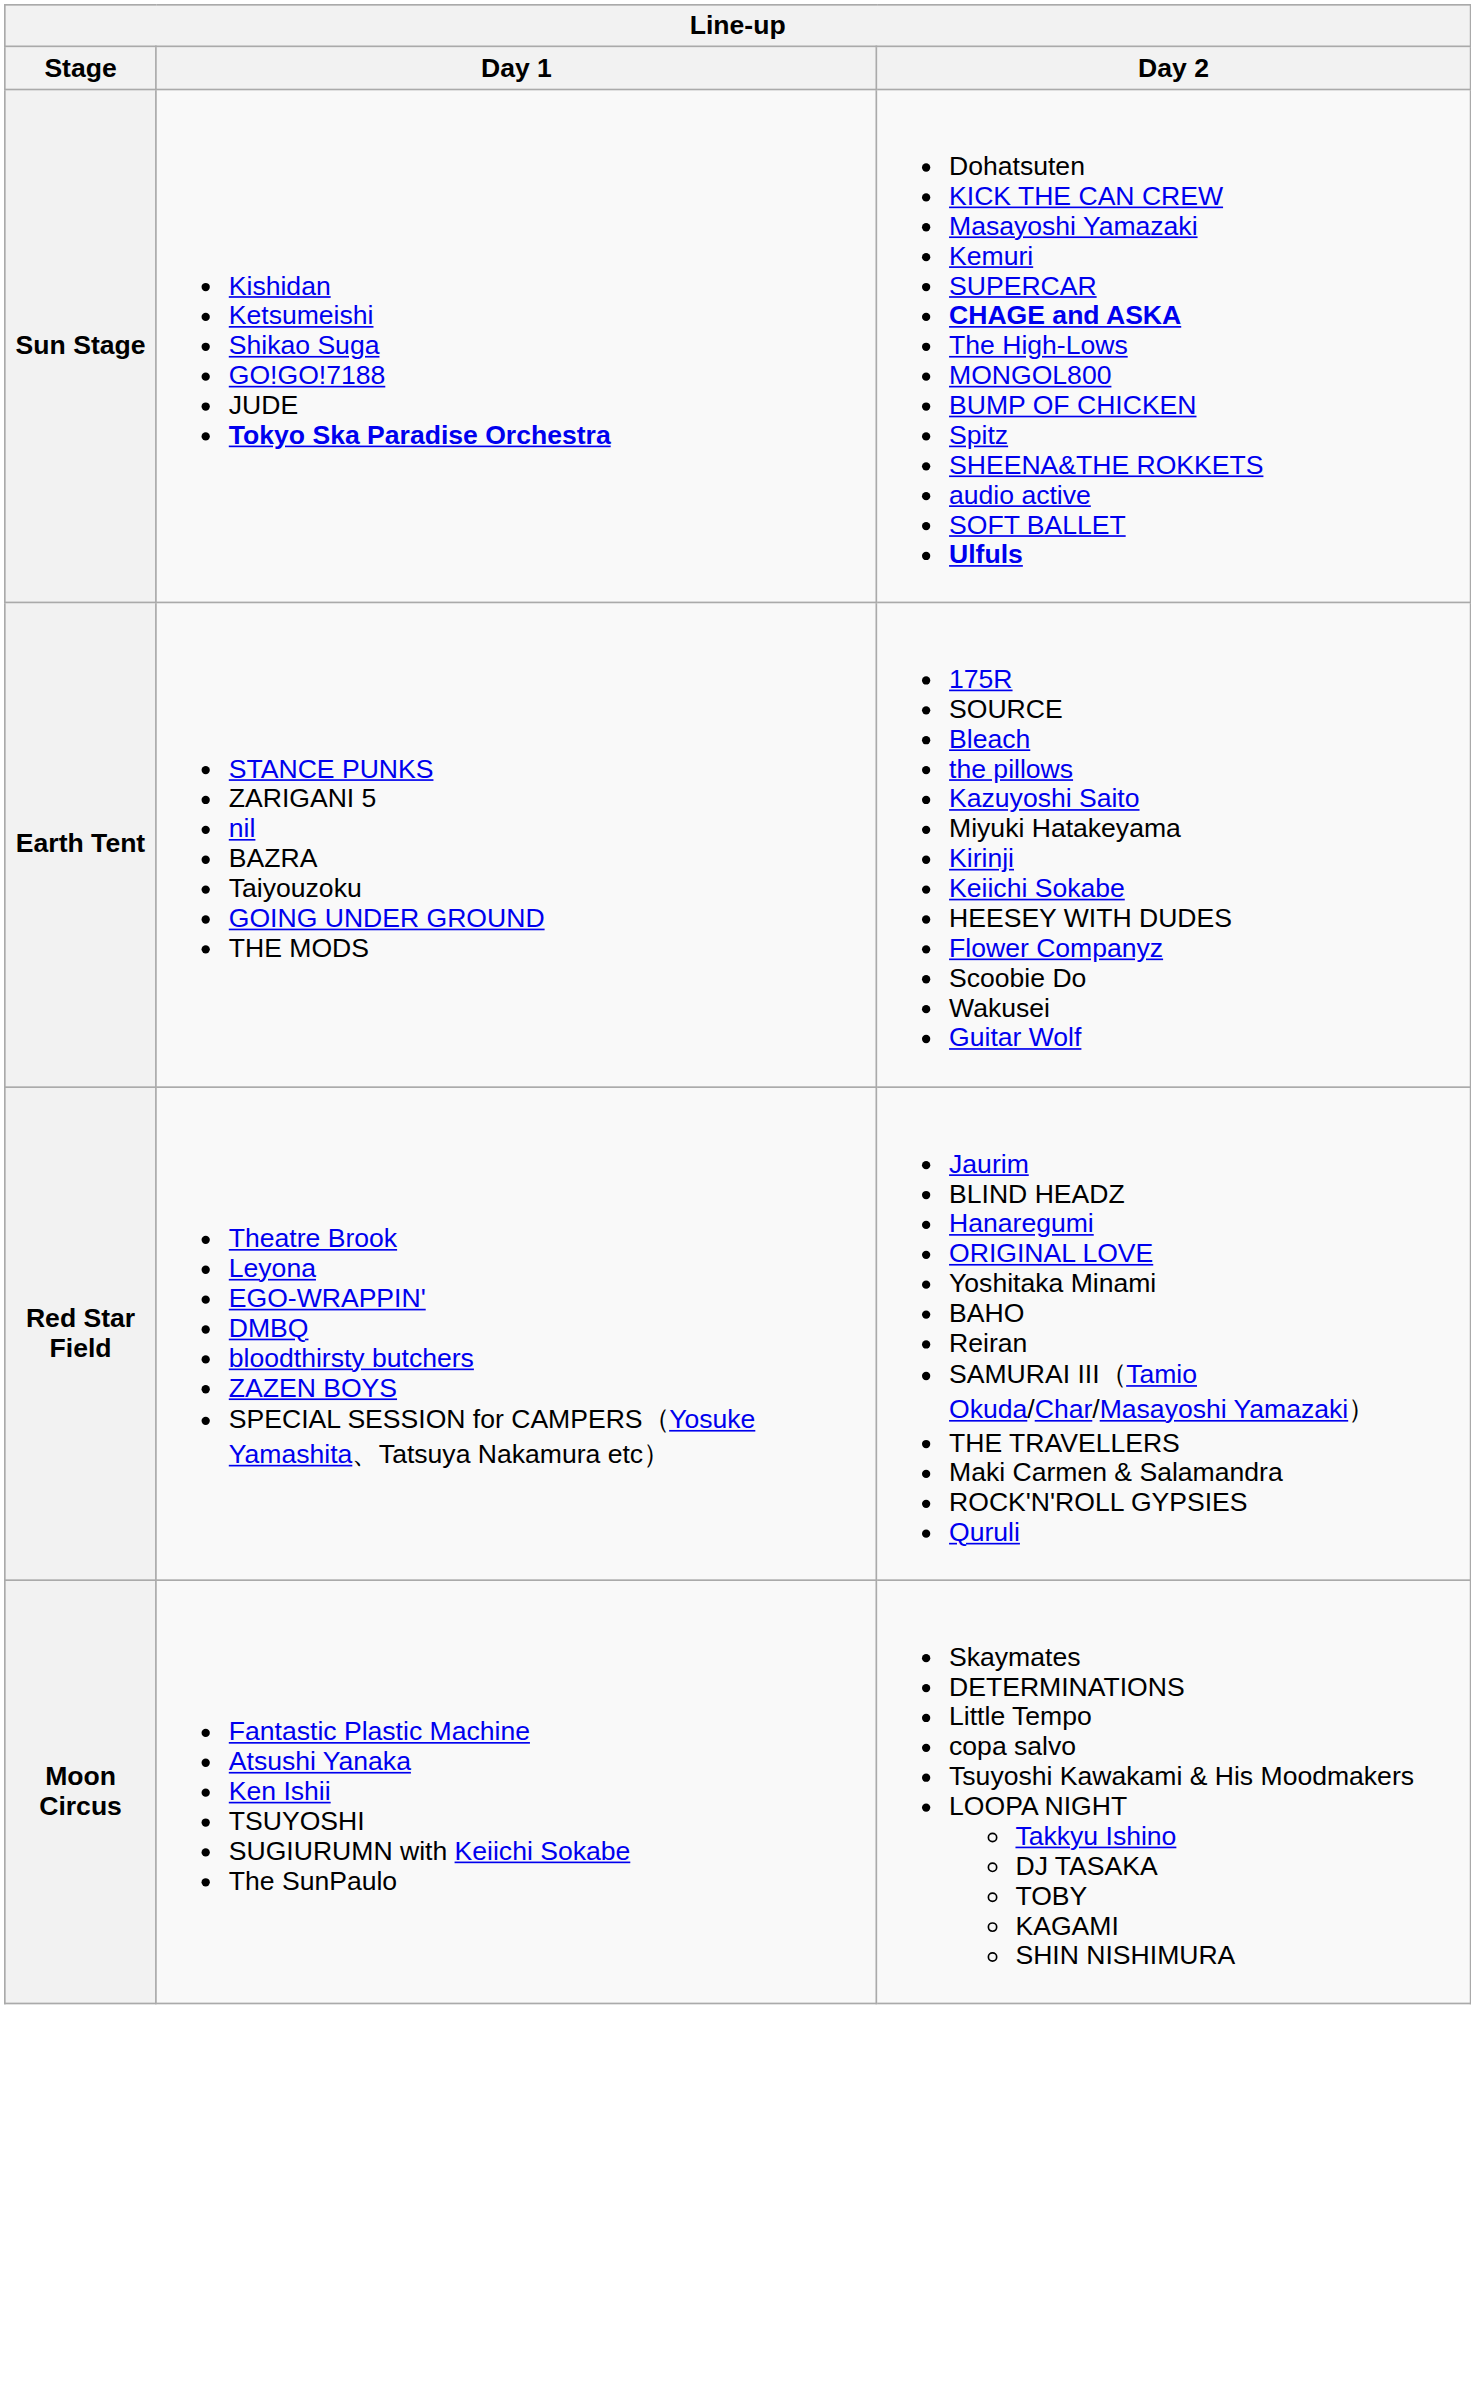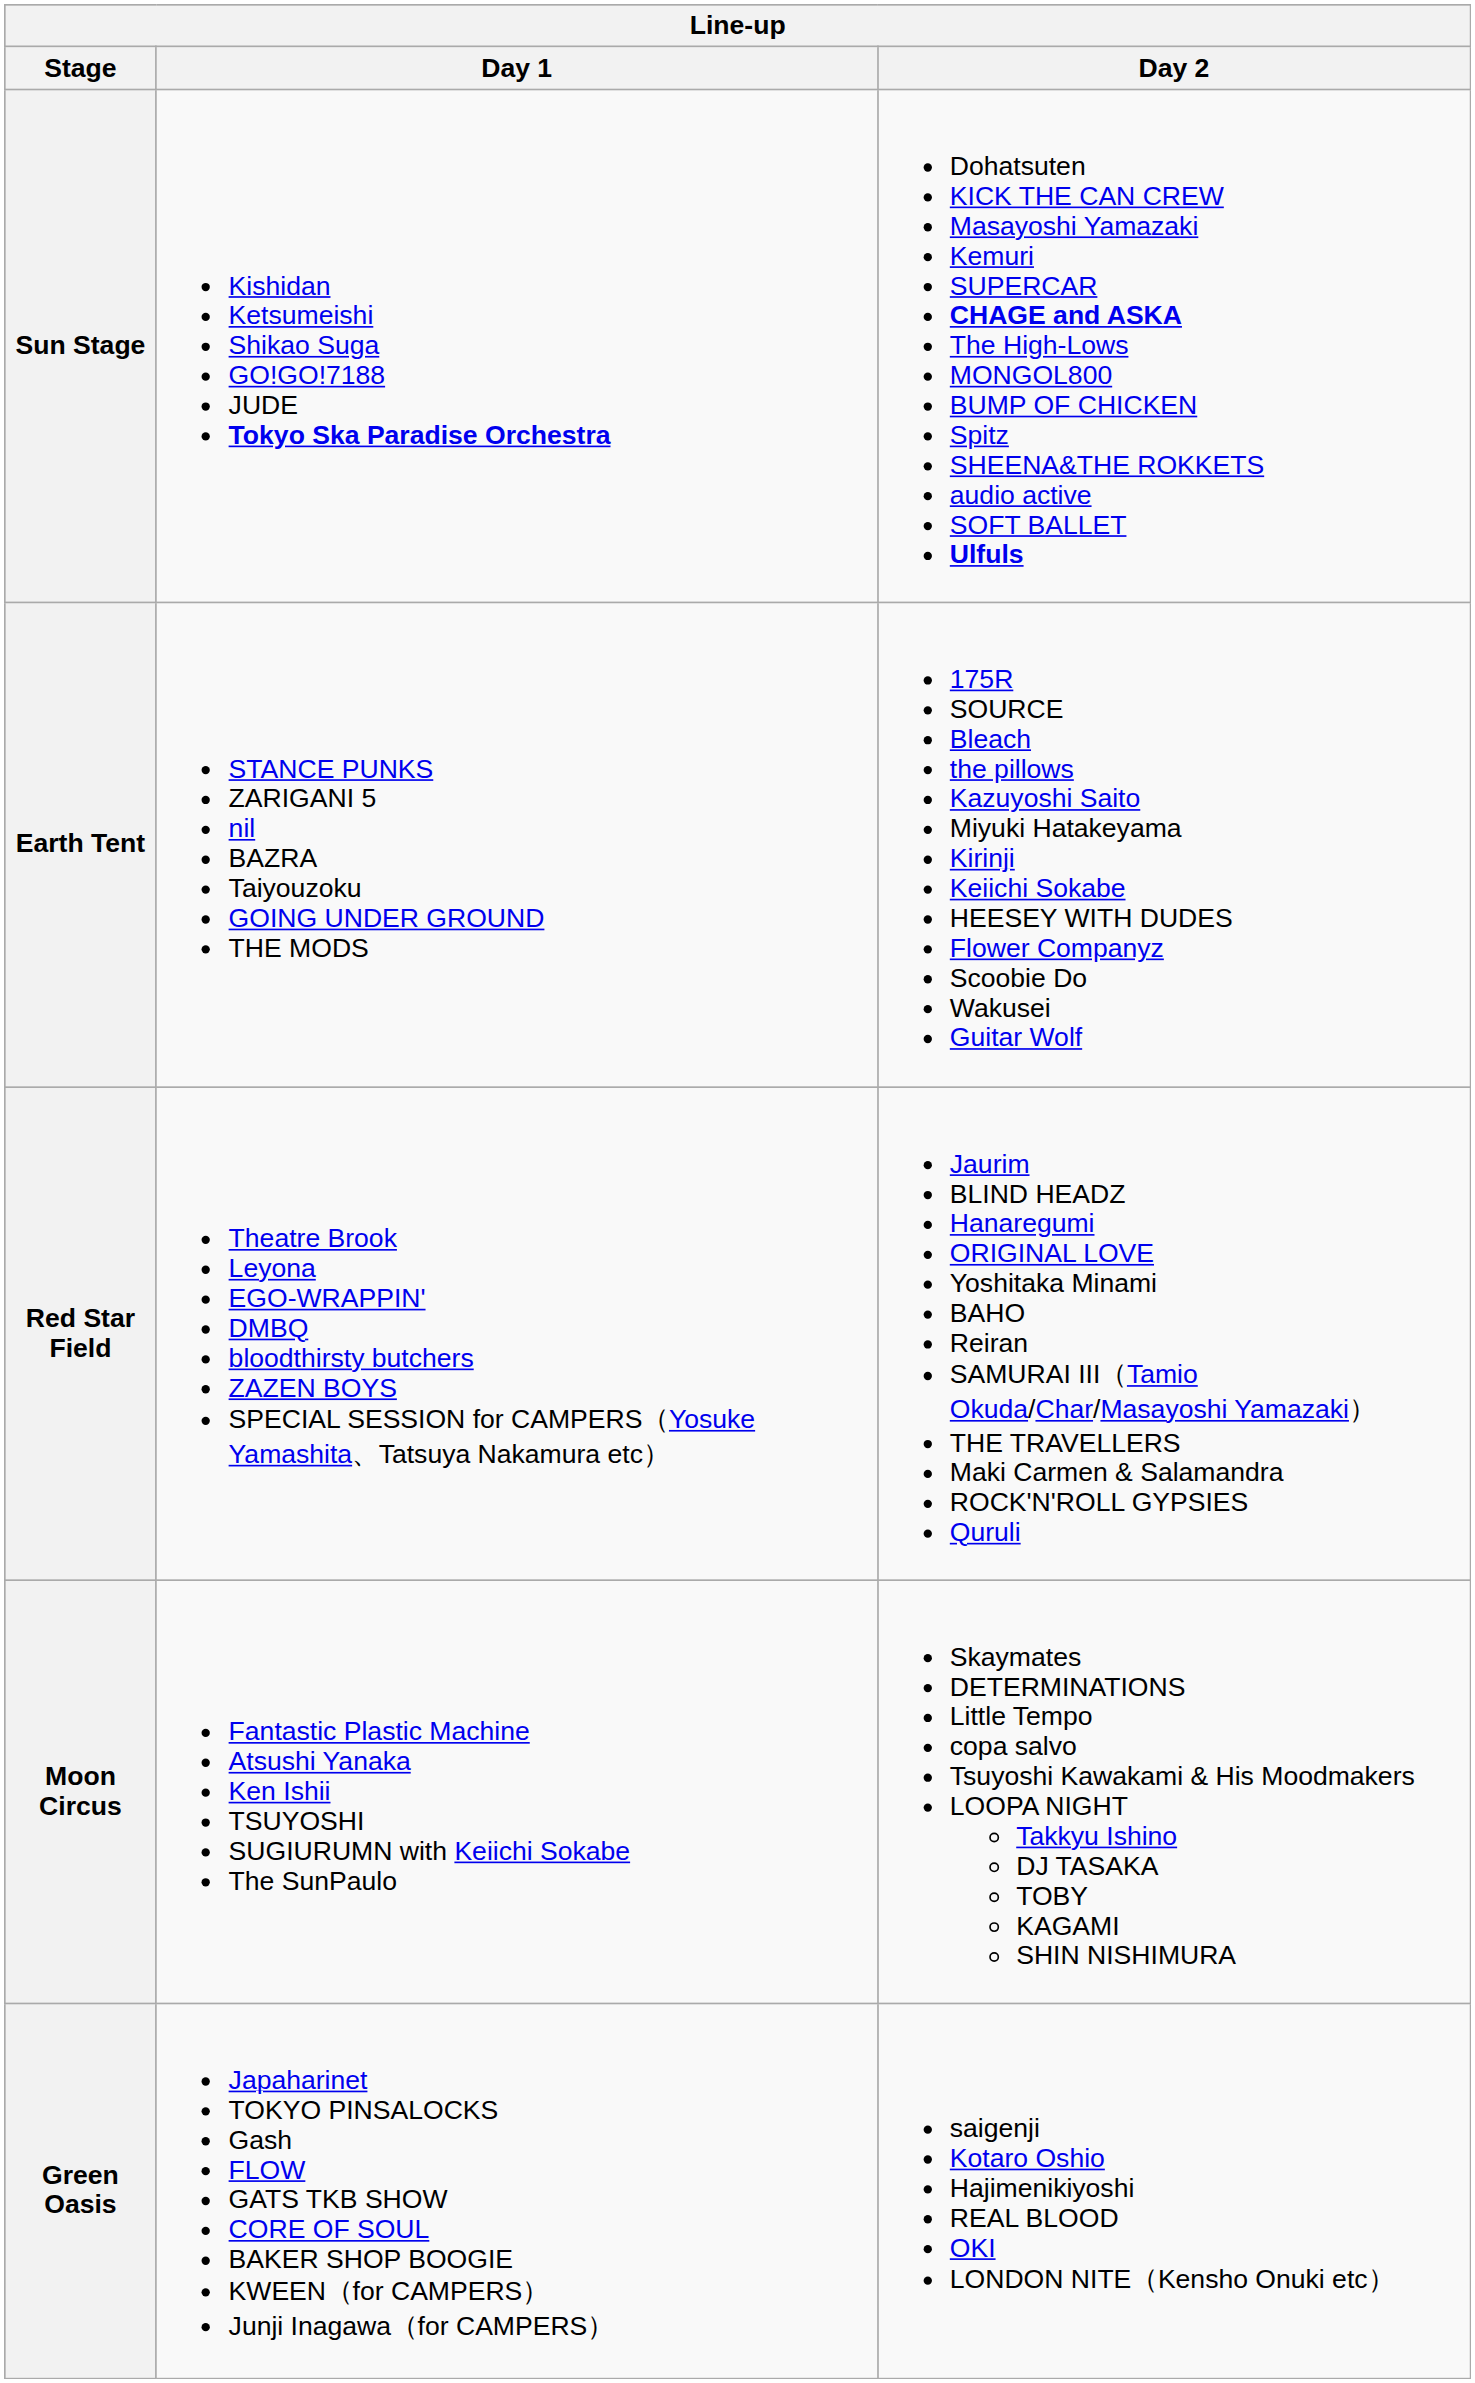+ row: (80, 2190)
